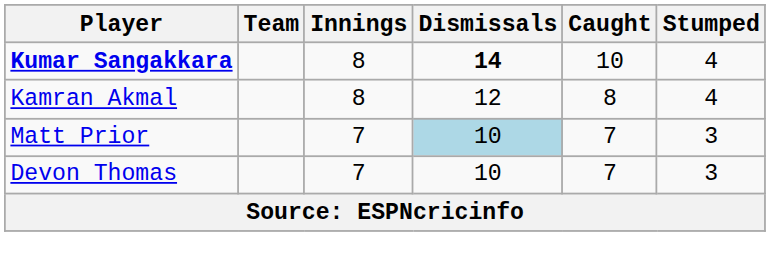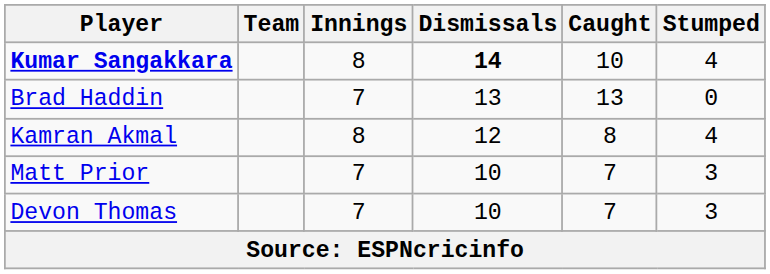+ row: (87, 99)
(488, 137) lightblue background -> (488, 175) no background
